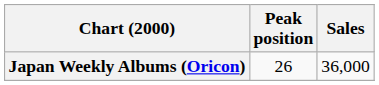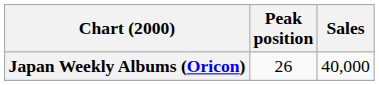(346, 66) 36,000 -> (346, 66) 40,000
